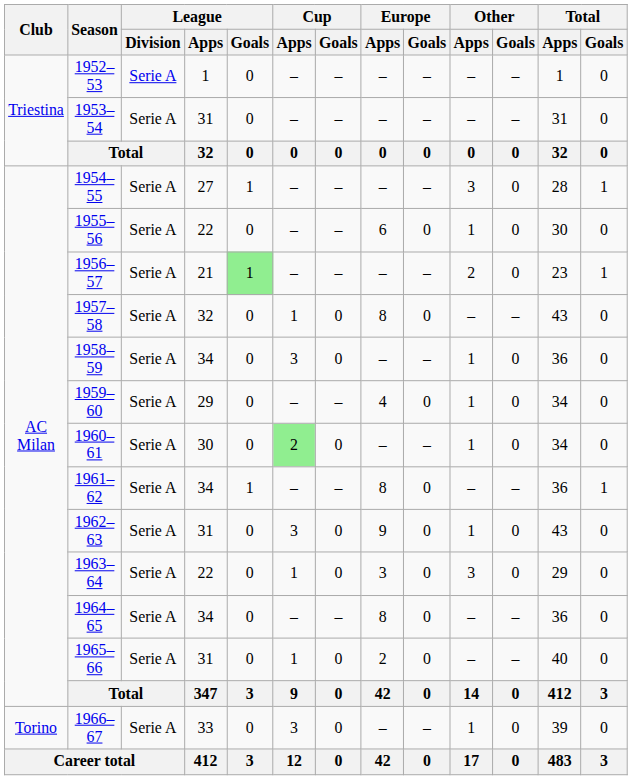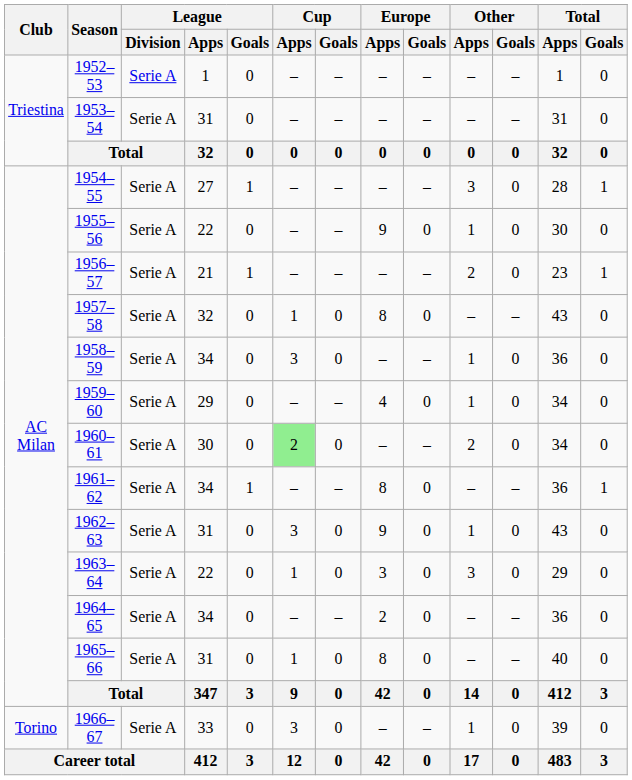(383, 230) 6 -> (383, 230) 9
(250, 273) lightgreen background -> (250, 273) no background
(471, 444) 1 -> (471, 444) 2
(383, 616) 8 -> (383, 616) 2
(383, 659) 2 -> (383, 659) 8
